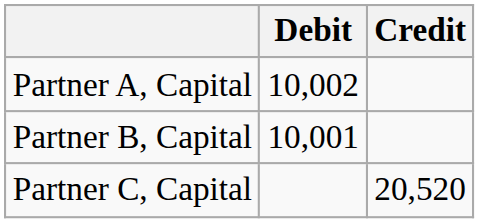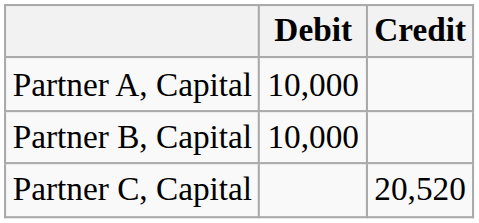(313, 83) 10,002 -> (313, 83) 10,000
(313, 136) 10,001 -> (313, 136) 10,000
